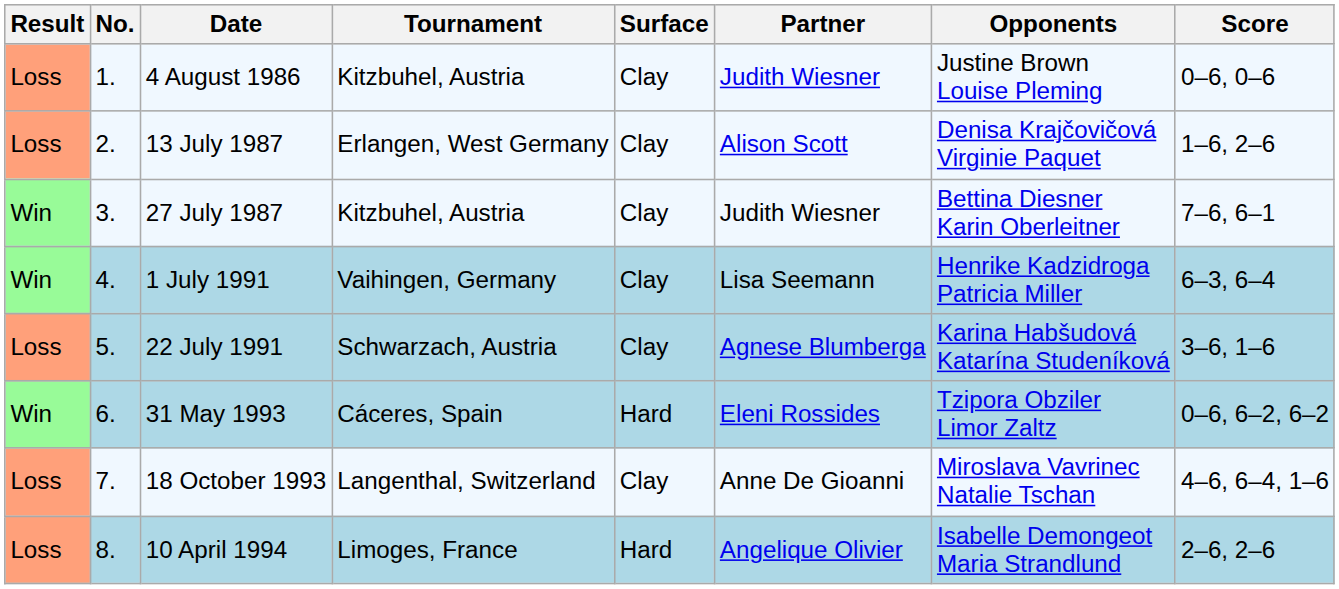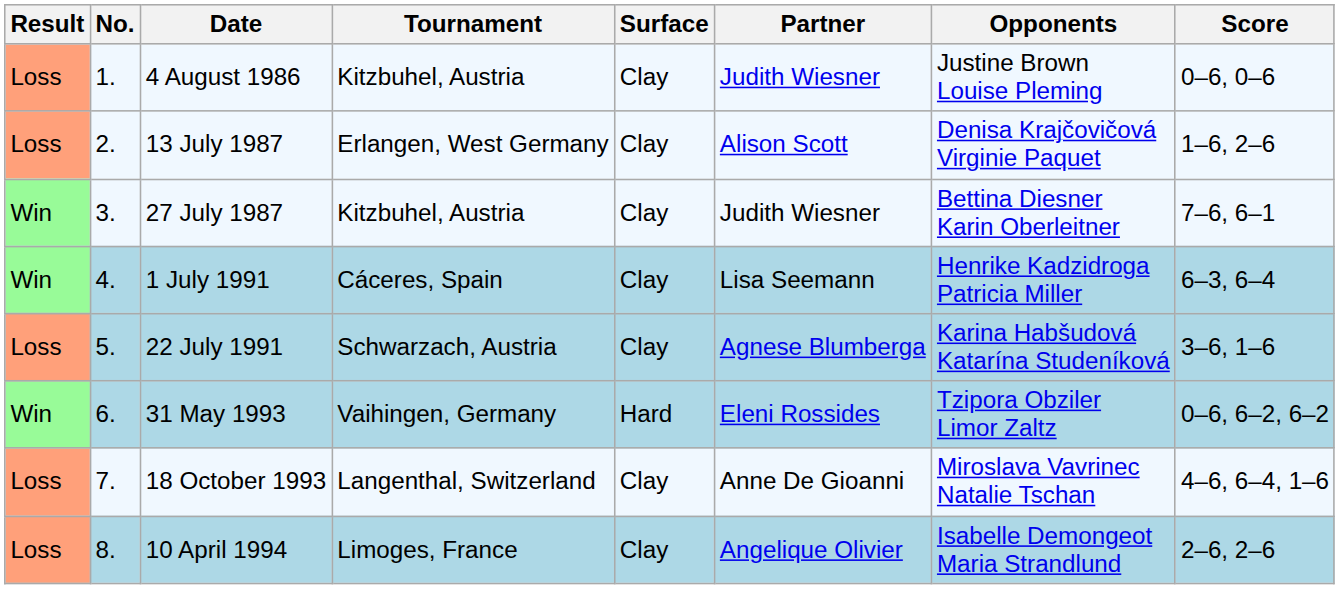(447, 279) Vaihingen, Germany -> (420, 279) Cáceres, Spain
(420, 413) Cáceres, Spain -> (447, 413) Vaihingen, Germany
(646, 548) Hard -> (644, 548) Clay
